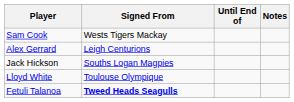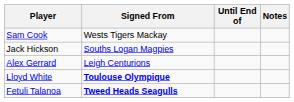rows swapped: (31, 49) <-> (32, 63)
(123, 77) normal -> (127, 77) bold
